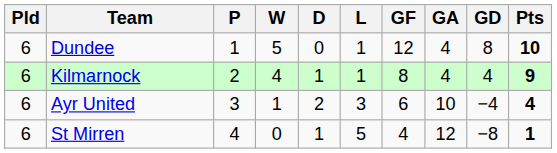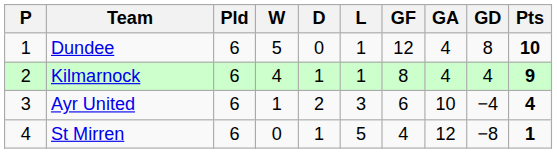columns swapped: (234, 18) <-> (26, 18)
